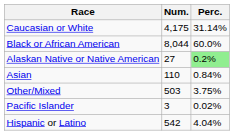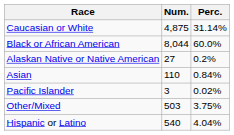(176, 28) 4,175 -> (176, 28) 4,875
(205, 59) lightgreen background -> (205, 59) no background
rows swapped: (40, 106) <-> (34, 91)
(172, 122) 542 -> (172, 122) 540
